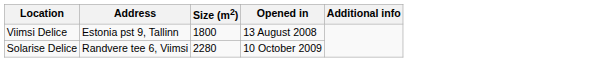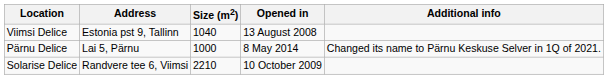(205, 32) 1800 -> (205, 32) 1040
+ row: (37, 49)
(205, 49) 2280 -> (205, 65) 2210
